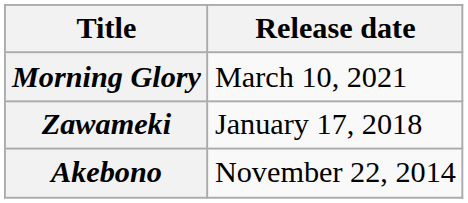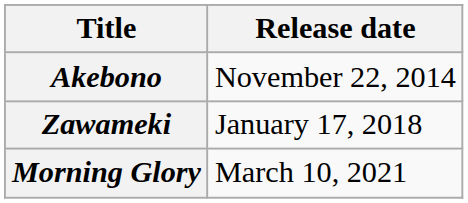rows swapped: (106, 172) <-> (106, 76)
